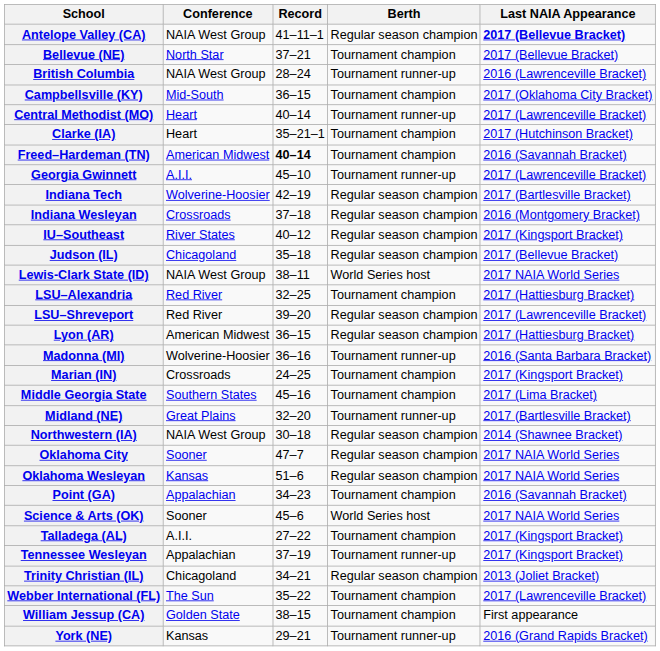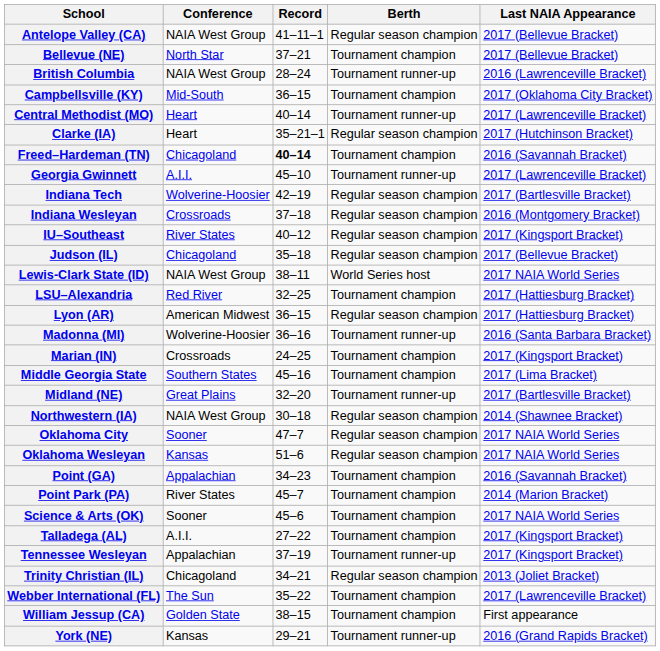(554, 34) bold -> (551, 34) normal
(393, 134) Tournament champion -> (404, 134) Regular season champion
(218, 154) American Midwest -> (201, 154) Chicagoland
- row: (84, 315)
+ row: (84, 495)
(380, 515) World Series host -> (393, 515) Tournament champion
